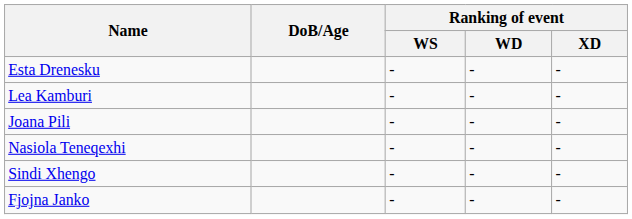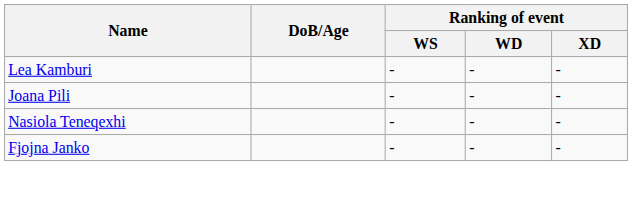- row: (54, 69)
- row: (52, 174)
